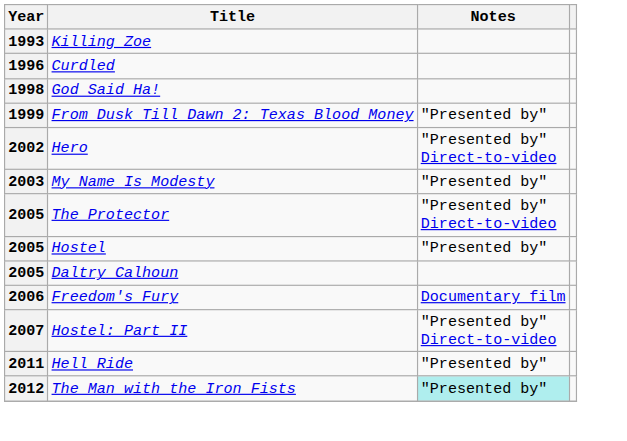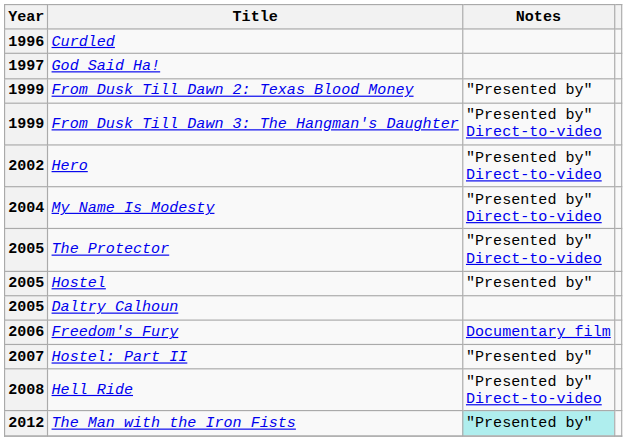- row: (101, 41)
(26, 91) 1998 -> (26, 66) 1997
+ row: (255, 124)
(26, 182) 2003 -> (26, 208) 2004
(484, 182) "Presented by" -> (534, 208) "Presented by" Direct-to-video
(489, 331) "Presented by" Direct-to-video -> (529, 357) "Presented by"
(26, 364) 2011 -> (26, 390) 2008
(484, 364) "Presented by" -> (534, 390) "Presented by" Direct-to-video
